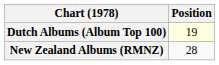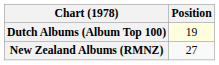(192, 50) 28 -> (192, 50) 27
